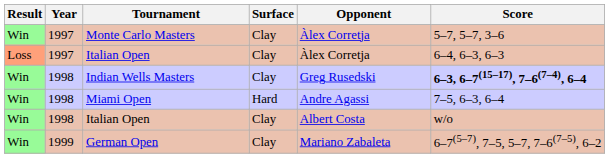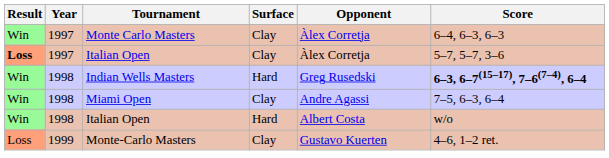(469, 34) 5–7, 5–7, 3–6 -> (469, 34) 6–4, 6–3, 6–3
(19, 55) normal -> (20, 55) bold
(469, 55) 6–4, 6–3, 6–3 -> (469, 55) 5–7, 5–7, 3–6
(264, 77) Clay -> (265, 77) Hard
(265, 99) Hard -> (264, 99) Clay
(264, 119) Clay -> (265, 119) Hard
+ row: (61, 139)
- row: (61, 141)
